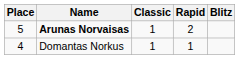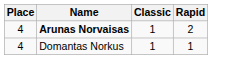- column: (221, 12)
(21, 29) 5 -> (21, 29) 4
